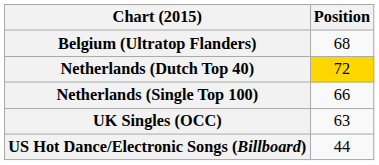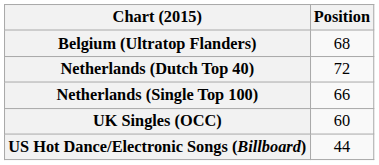(342, 69) gold background -> (342, 69) no background
(342, 120) 63 -> (342, 120) 60
